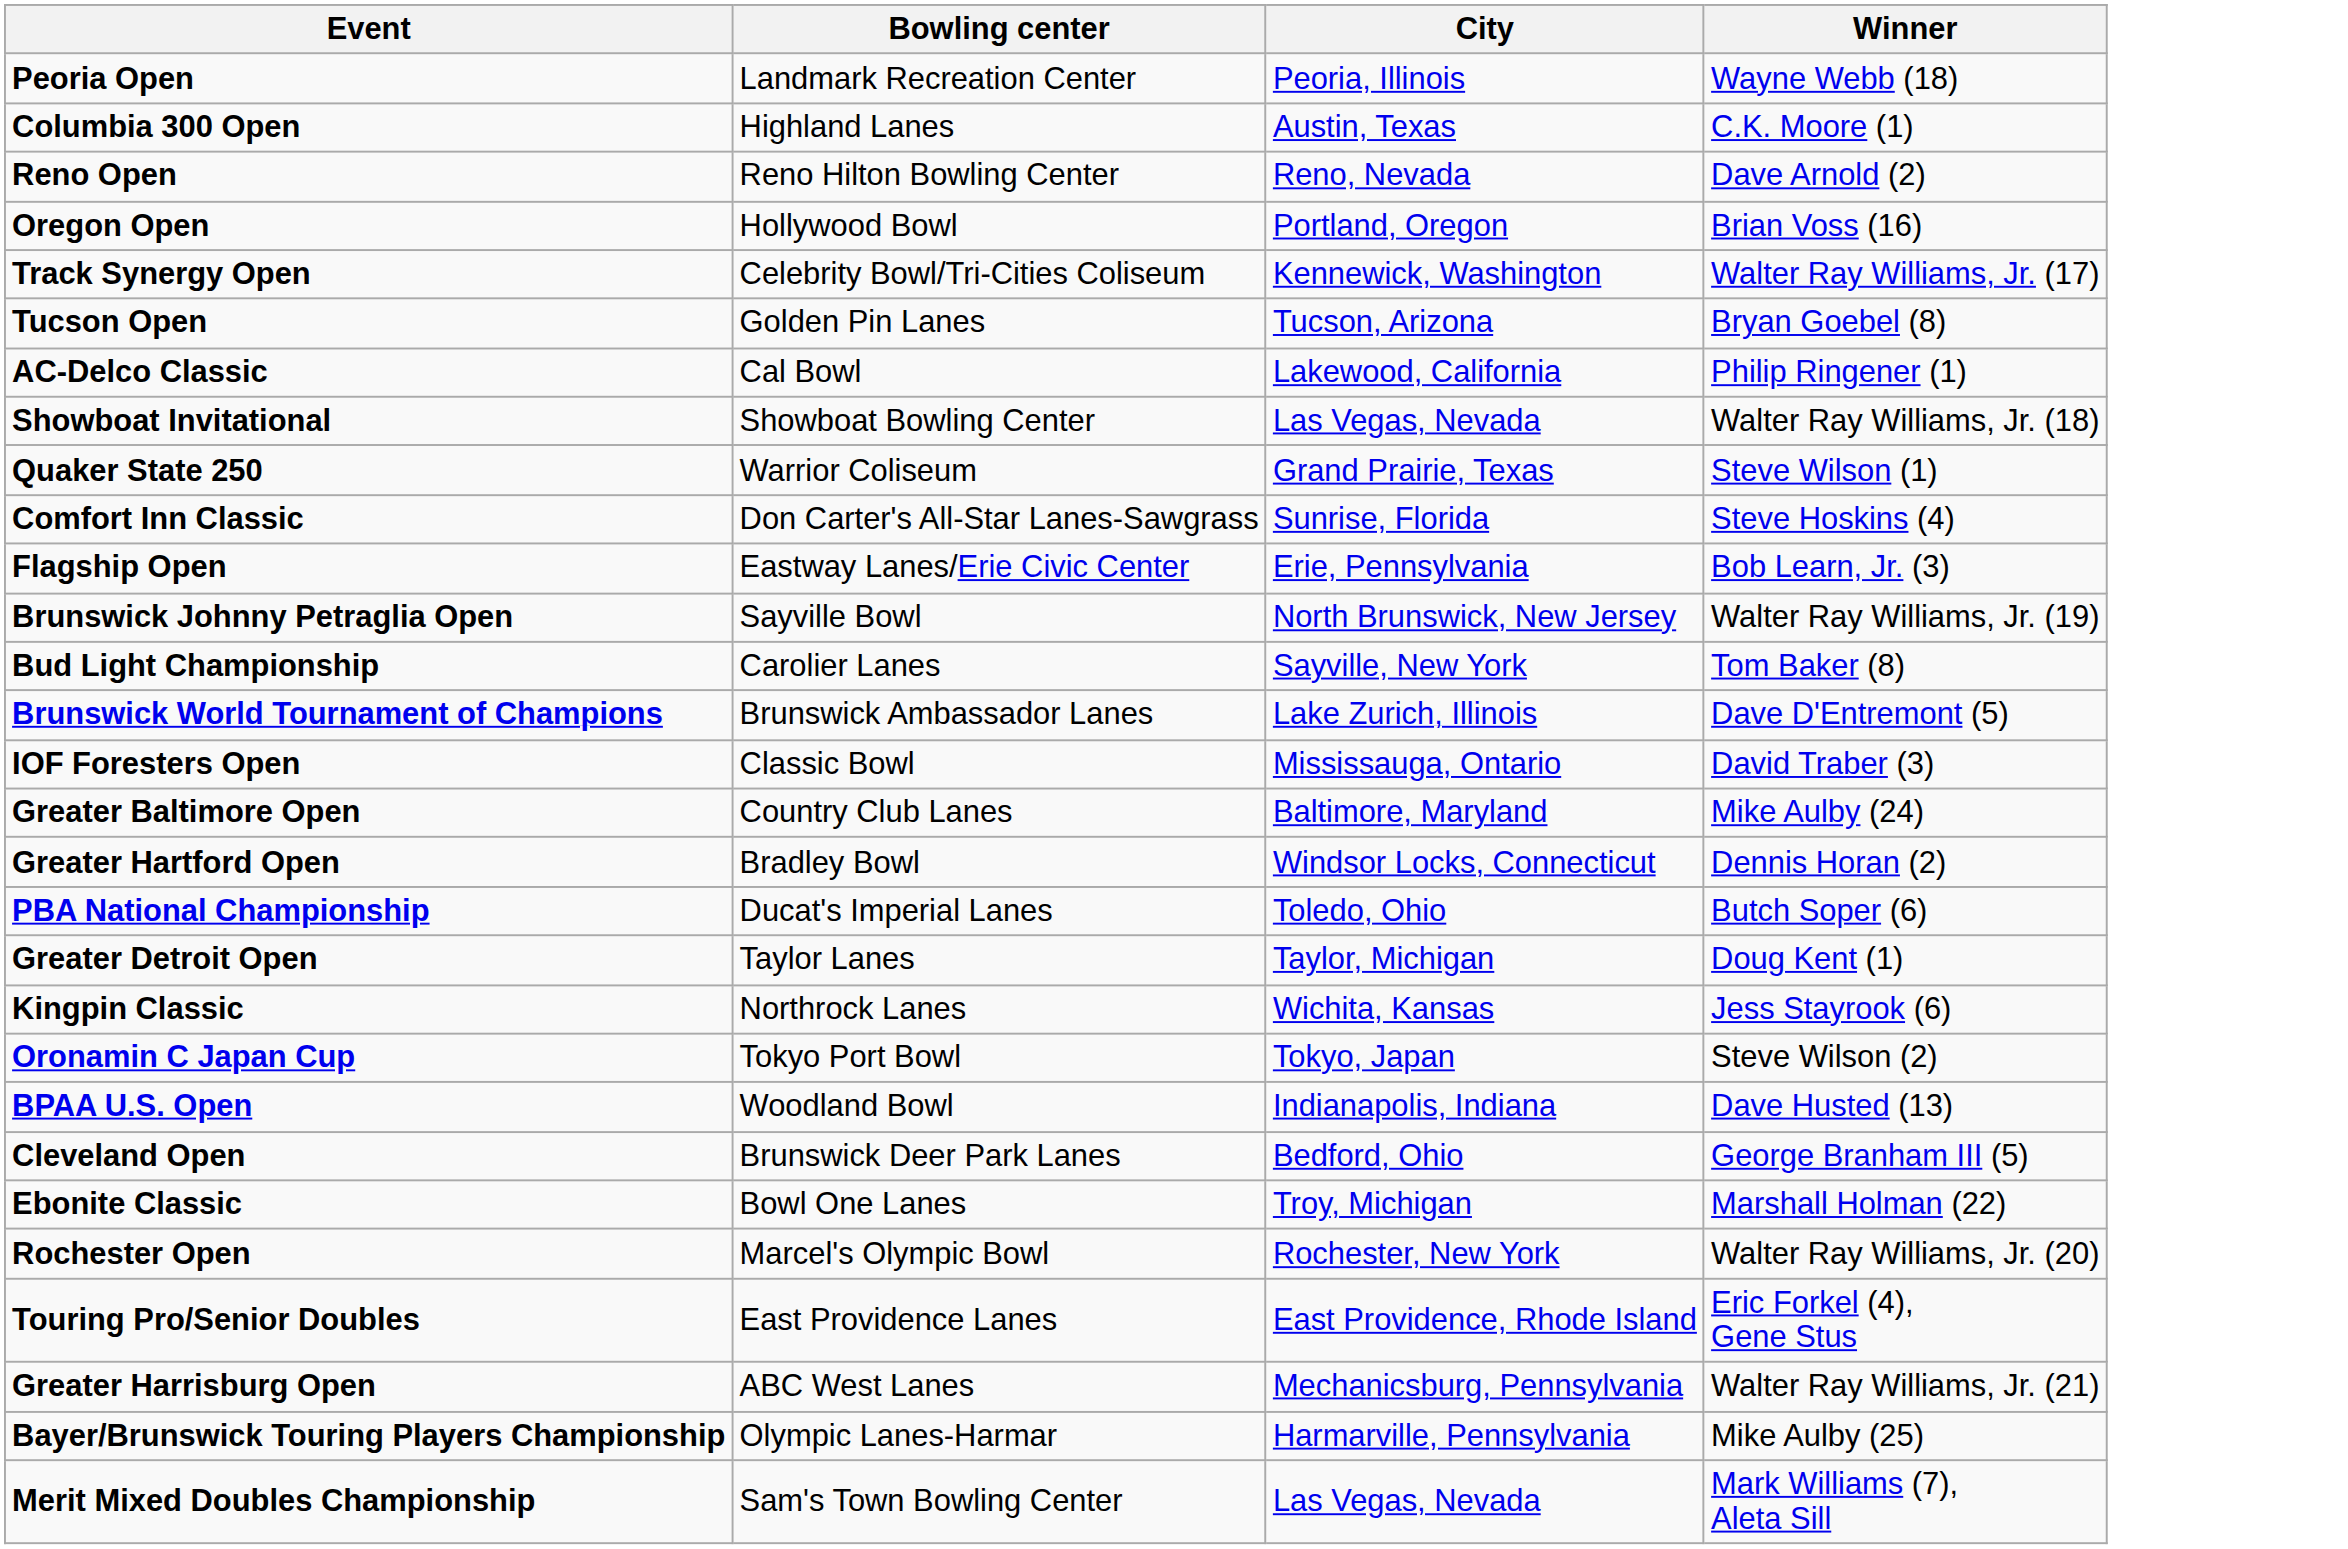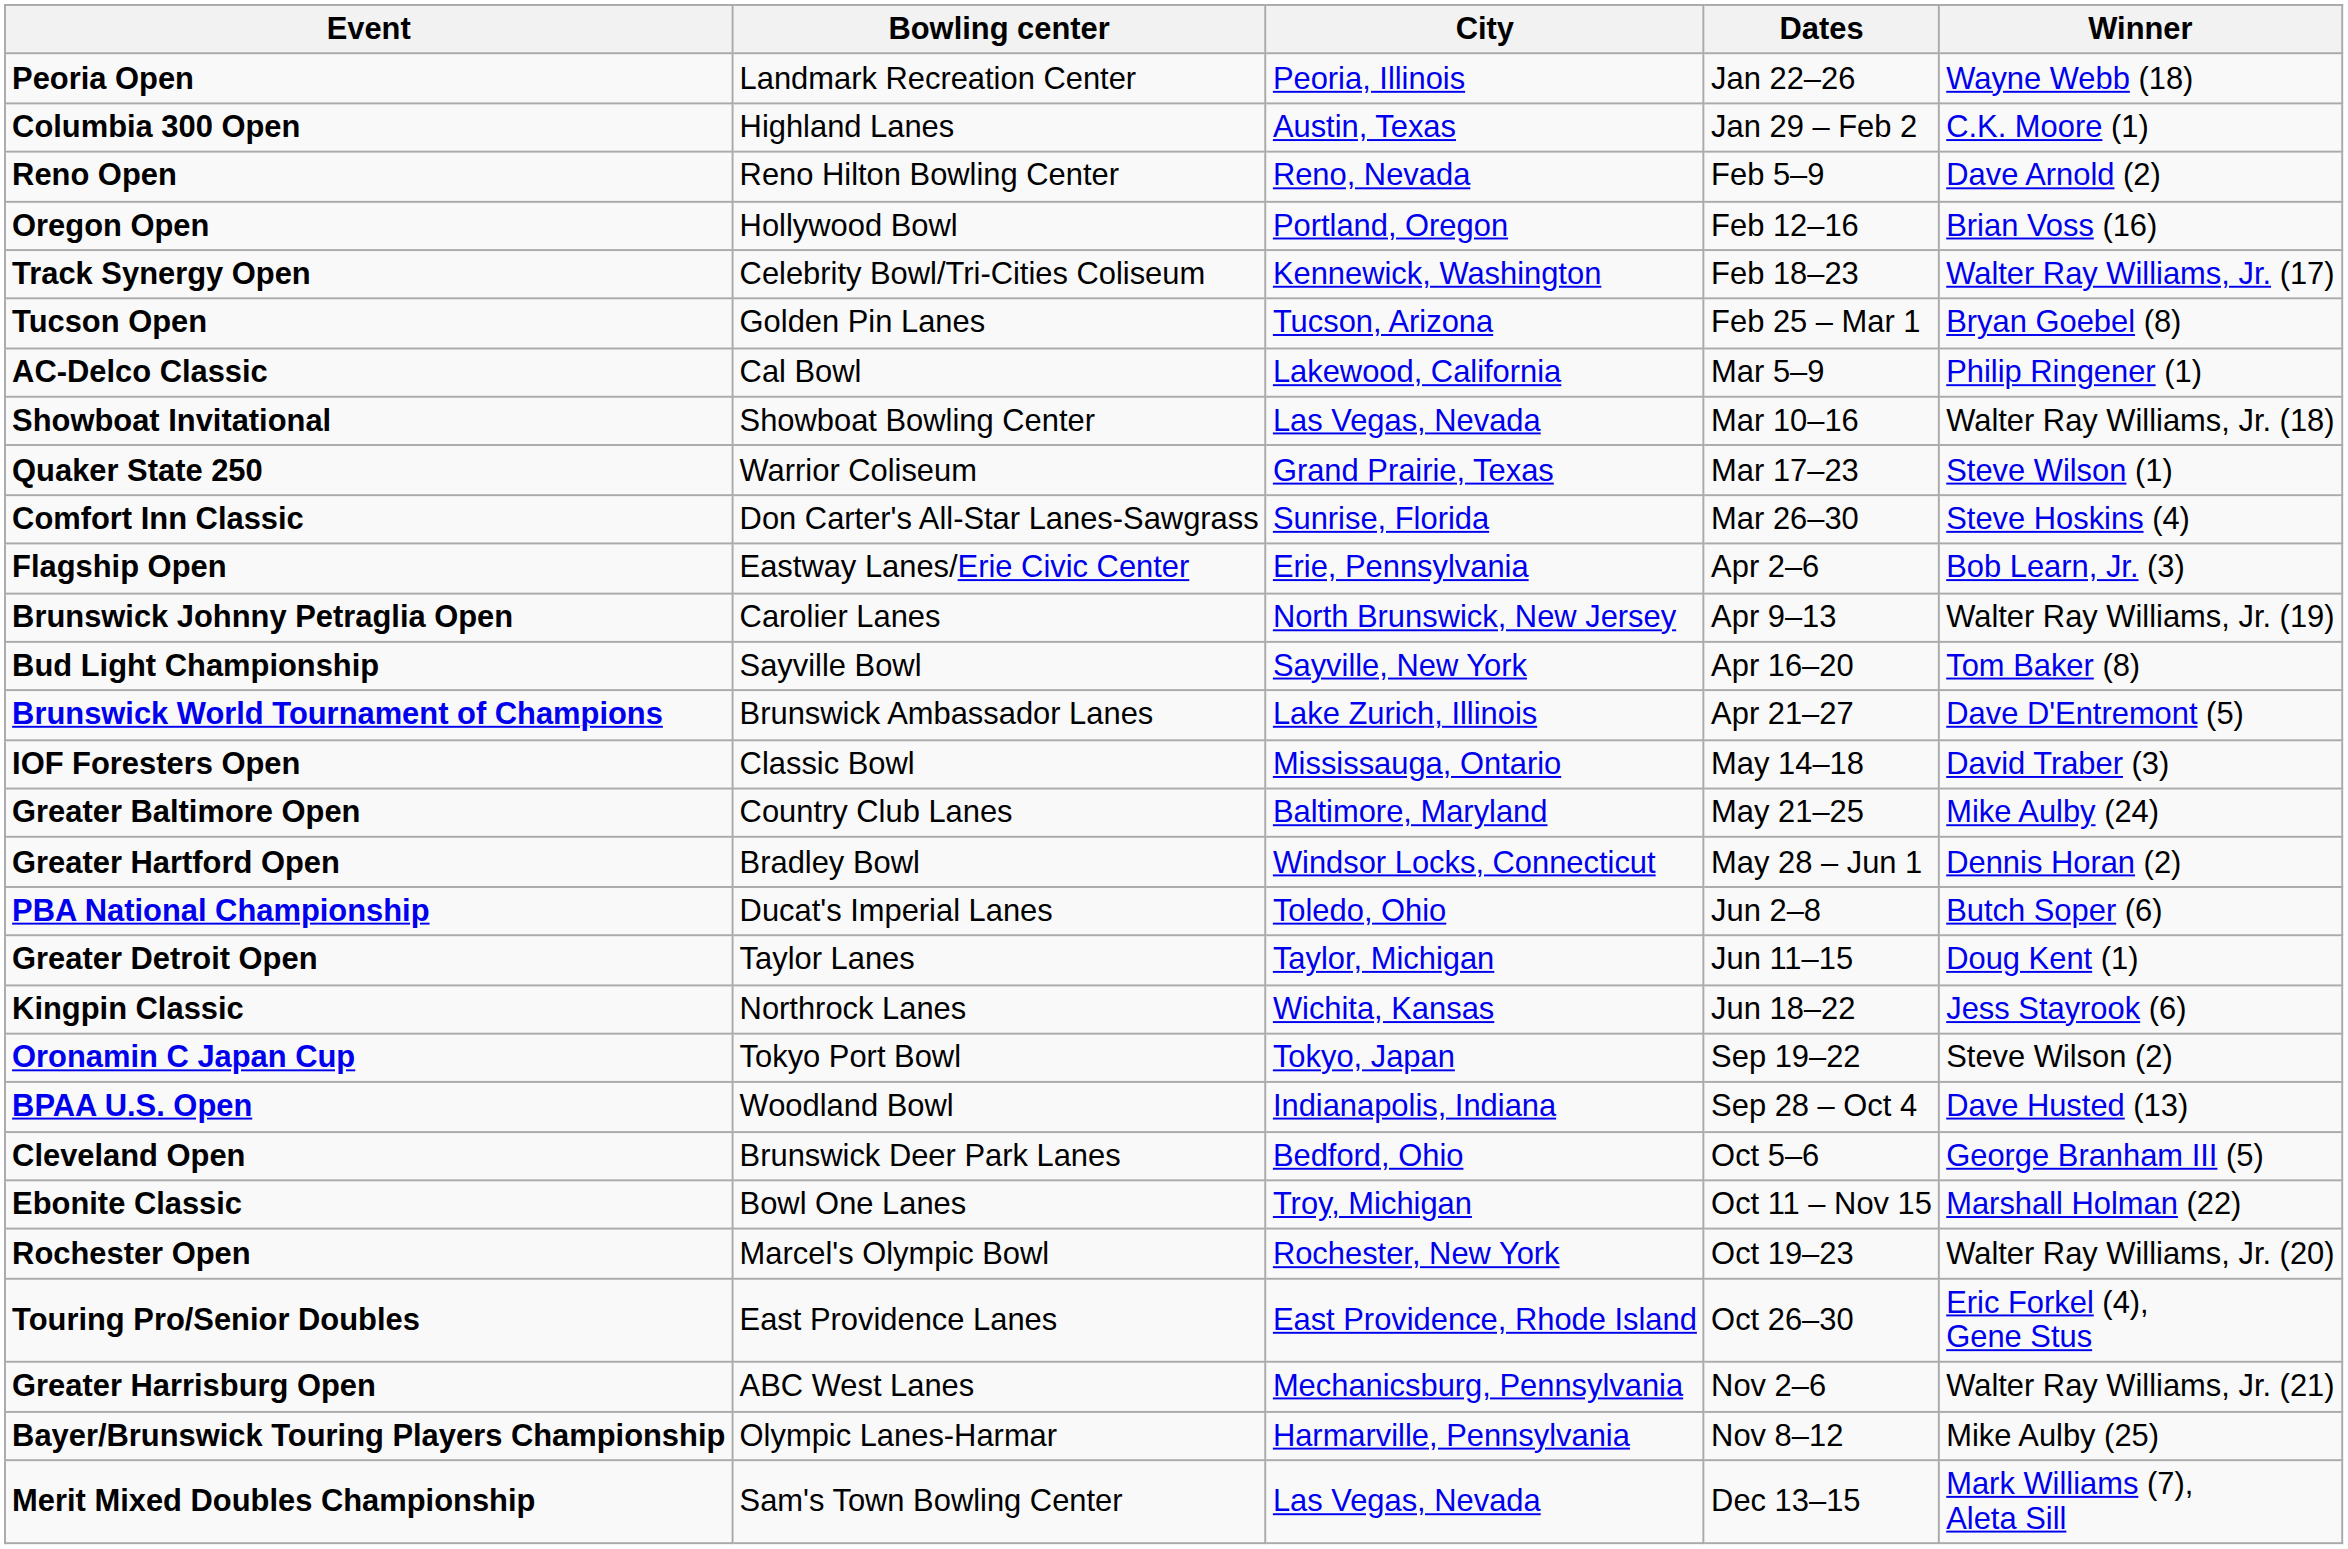+ column: (1822, 28)
(831, 616) Sayville Bowl -> (840, 616) Carolier Lanes
(840, 665) Carolier Lanes -> (831, 665) Sayville Bowl
